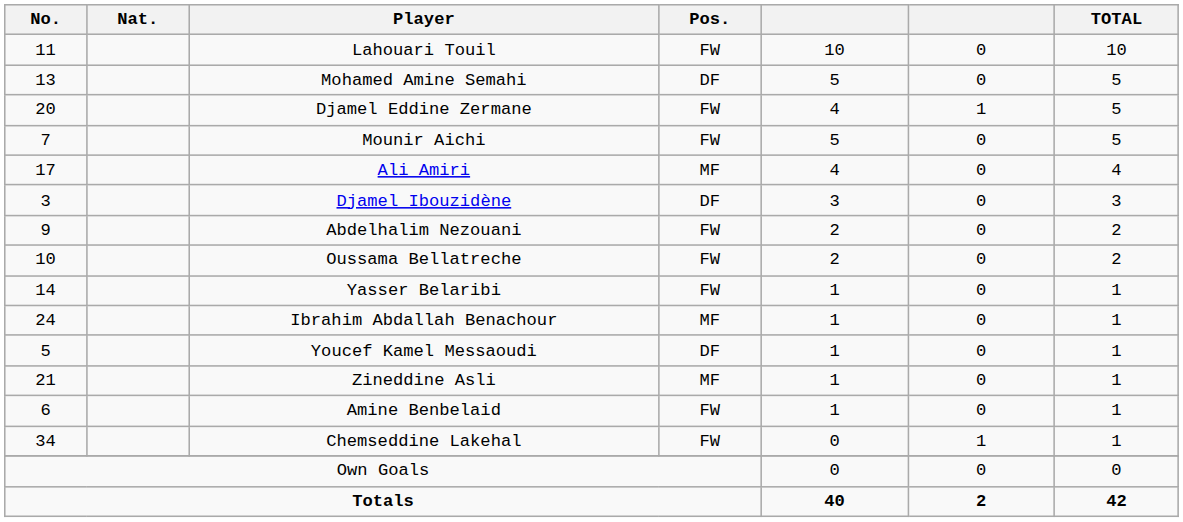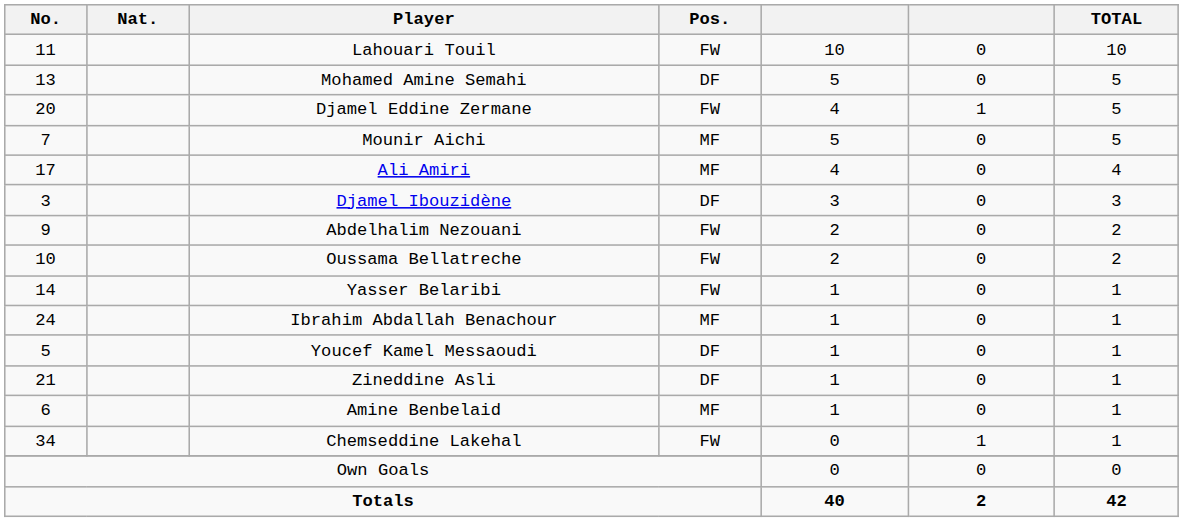(710, 140) FW -> (710, 140) MF
(710, 381) MF -> (710, 381) DF
(710, 411) FW -> (710, 411) MF
